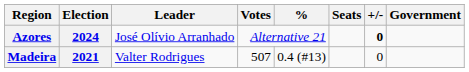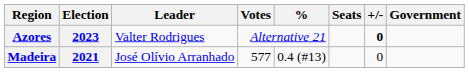(86, 36) 2024 -> (86, 36) 2023
(175, 36) José Olívio Arranhado -> (160, 36) Valter Rodrigues
(160, 57) Valter Rodrigues -> (175, 57) José Olívio Arranhado
(261, 57) 507 -> (261, 57) 577
